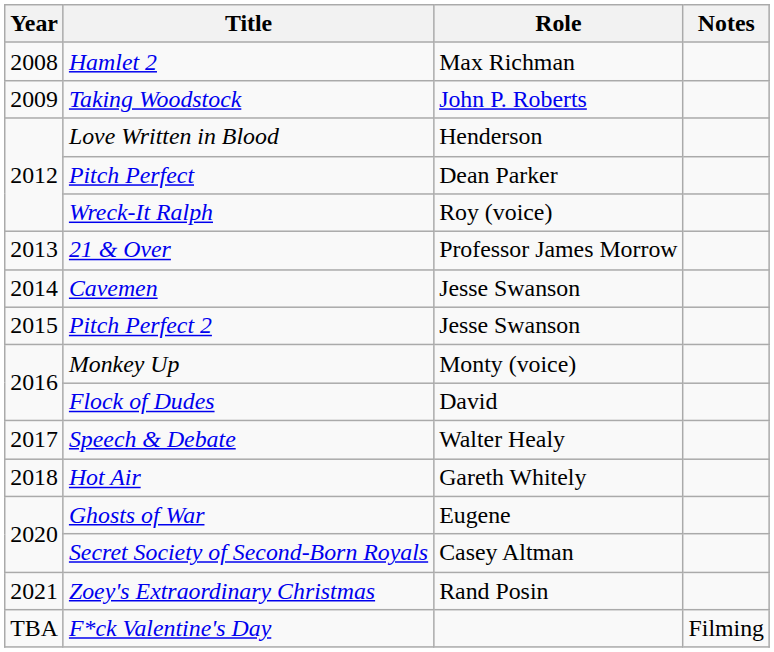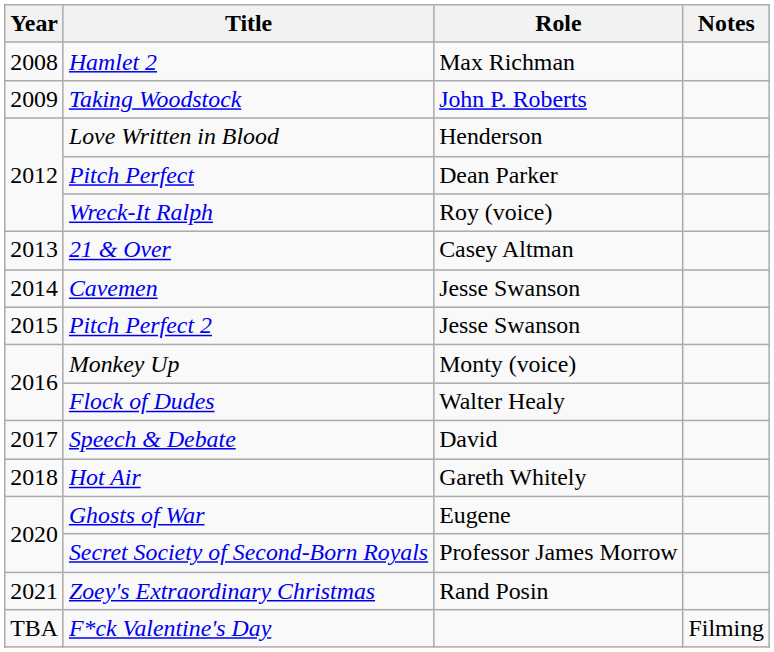(558, 250) Professor James Morrow -> (506, 250) Casey Altman
(468, 401) David -> (502, 401) Walter Healy
(502, 439) Walter Healy -> (468, 439) David
(506, 552) Casey Altman -> (558, 552) Professor James Morrow
